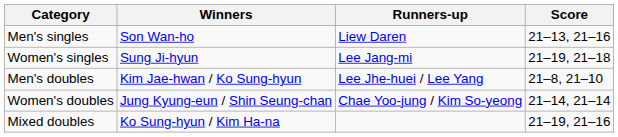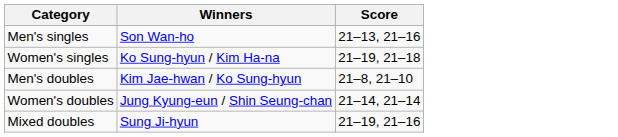- column: (430, 15)
(159, 57) Sung Ji-hyun -> (200, 57) Ko Sung-hyun / Kim Ha-na
(200, 121) Ko Sung-hyun / Kim Ha-na -> (159, 121) Sung Ji-hyun
